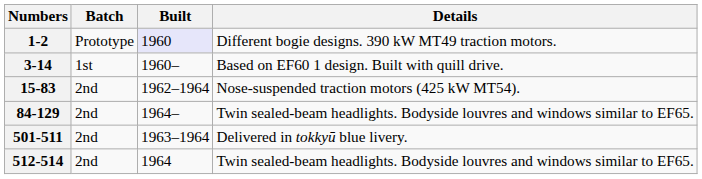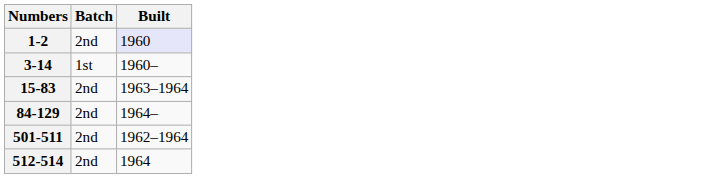- column: (455, 16)
(104, 40) Prototype -> (86, 40) 2nd
(175, 88) 1962–1964 -> (154, 88) 1963–1964
(175, 137) 1963–1964 -> (154, 137) 1962–1964
